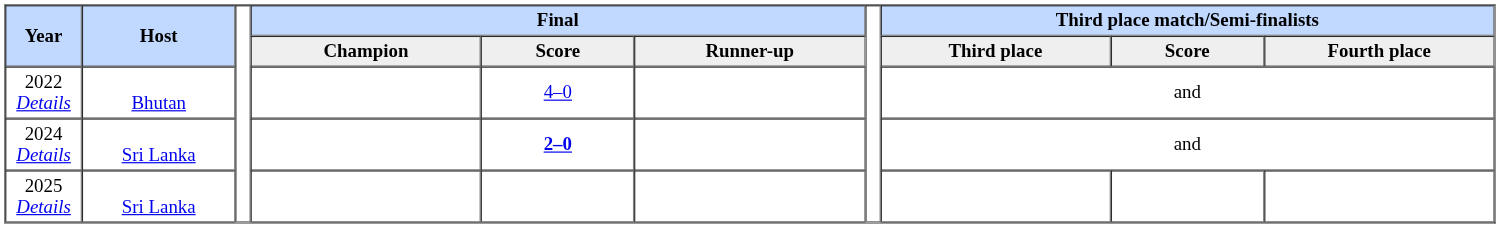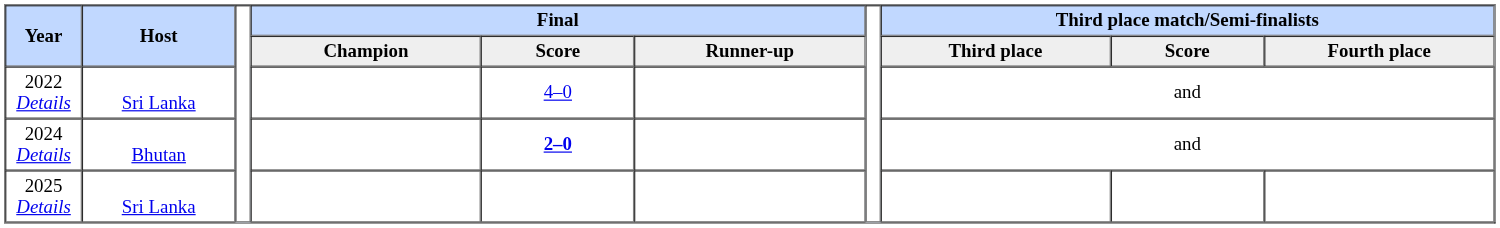(159, 103) Bhutan -> (159, 103) Sri Lanka
(159, 154) Sri Lanka -> (159, 154) Bhutan
